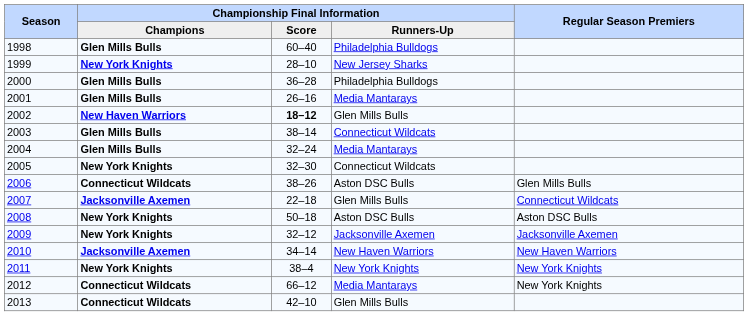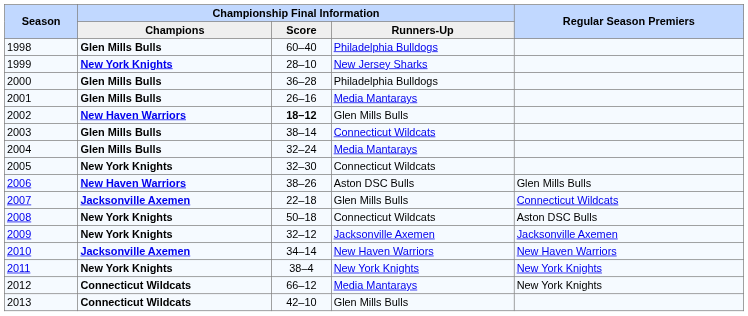(136, 183) Connecticut Wildcats -> (133, 183) New Haven Warriors
(374, 217) Aston DSC Bulls -> (385, 217) Connecticut Wildcats
